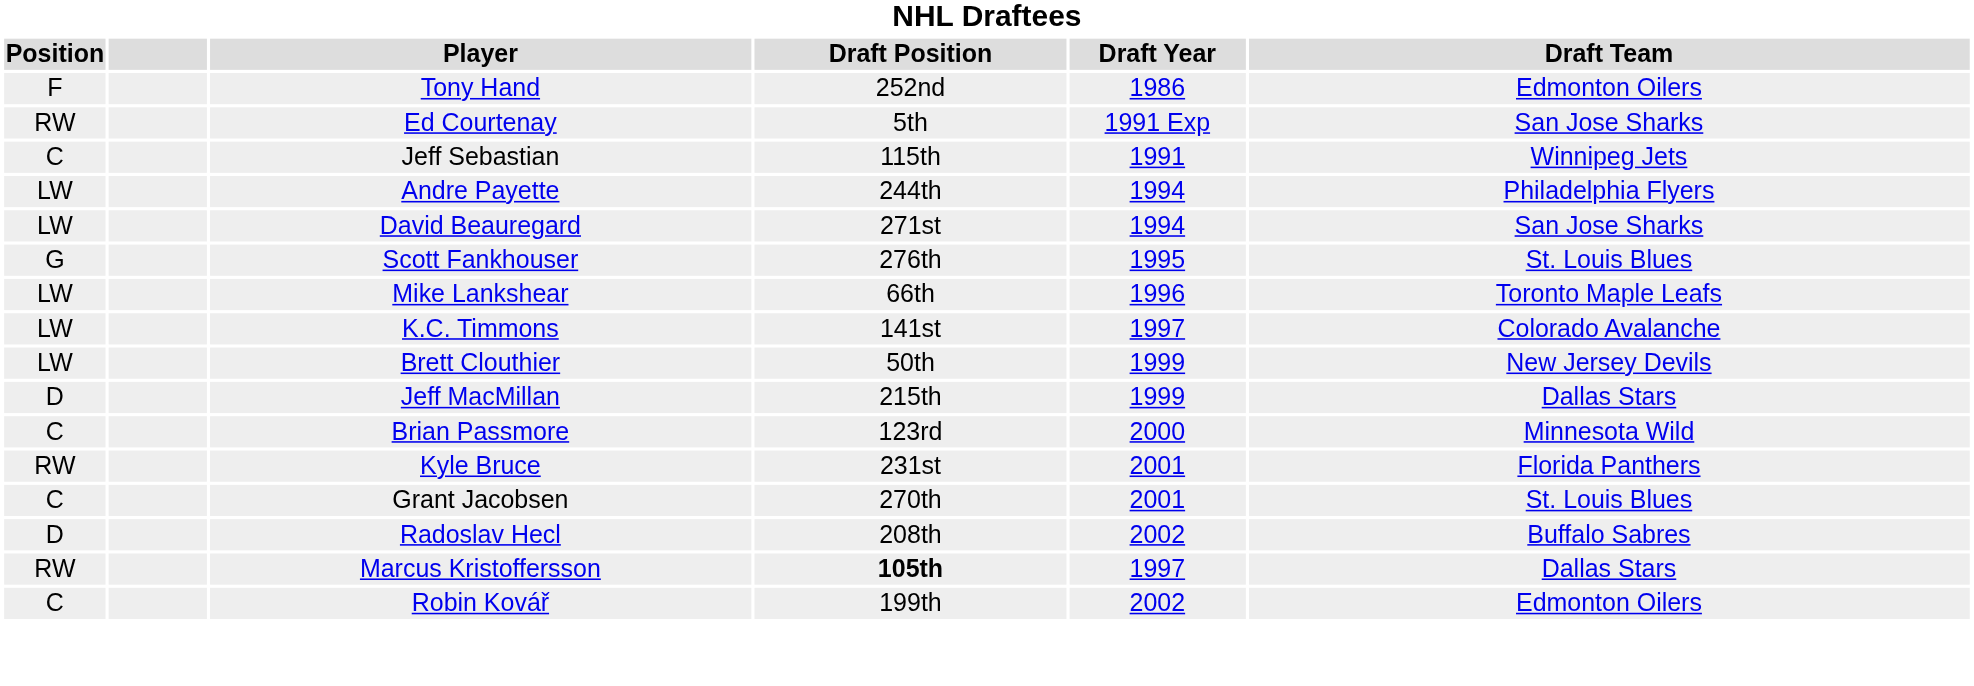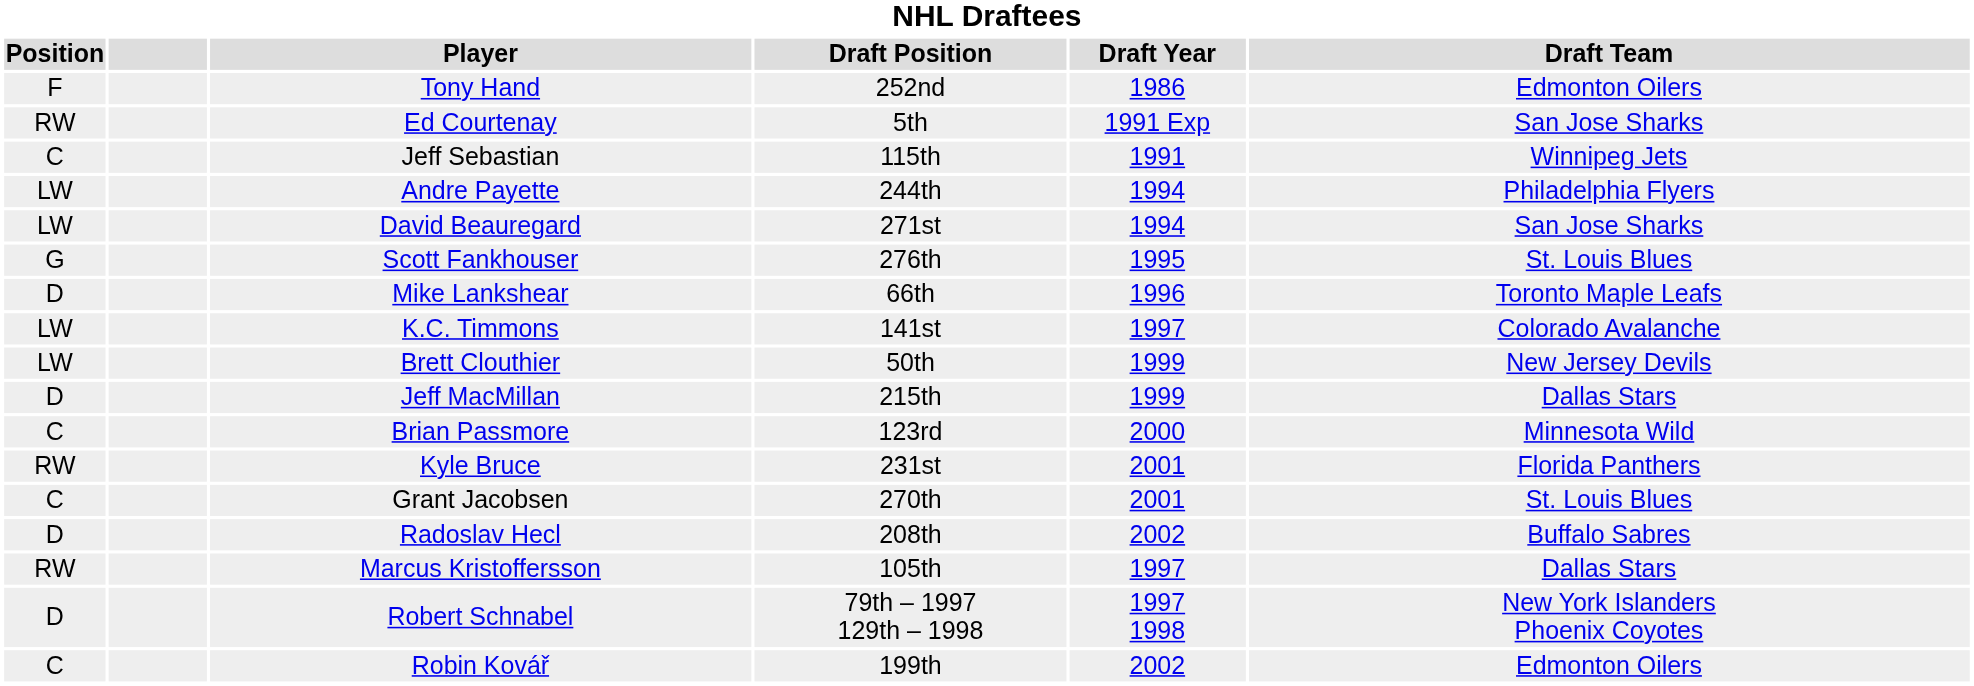(55, 294) LW -> (55, 294) D
(910, 568) bold -> (910, 568) normal
+ row: (480, 617)
